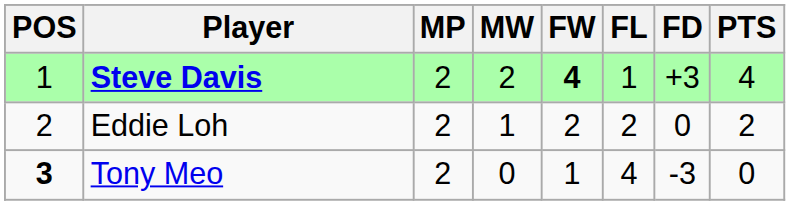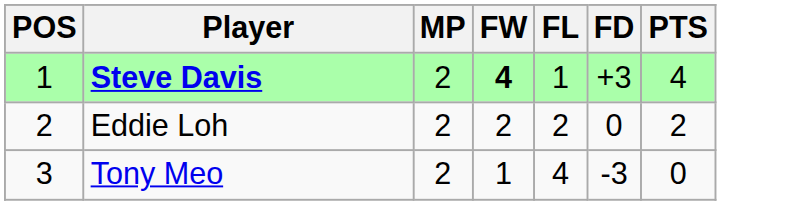- column: (507, 28)
(44, 174) bold -> (44, 174) normal
